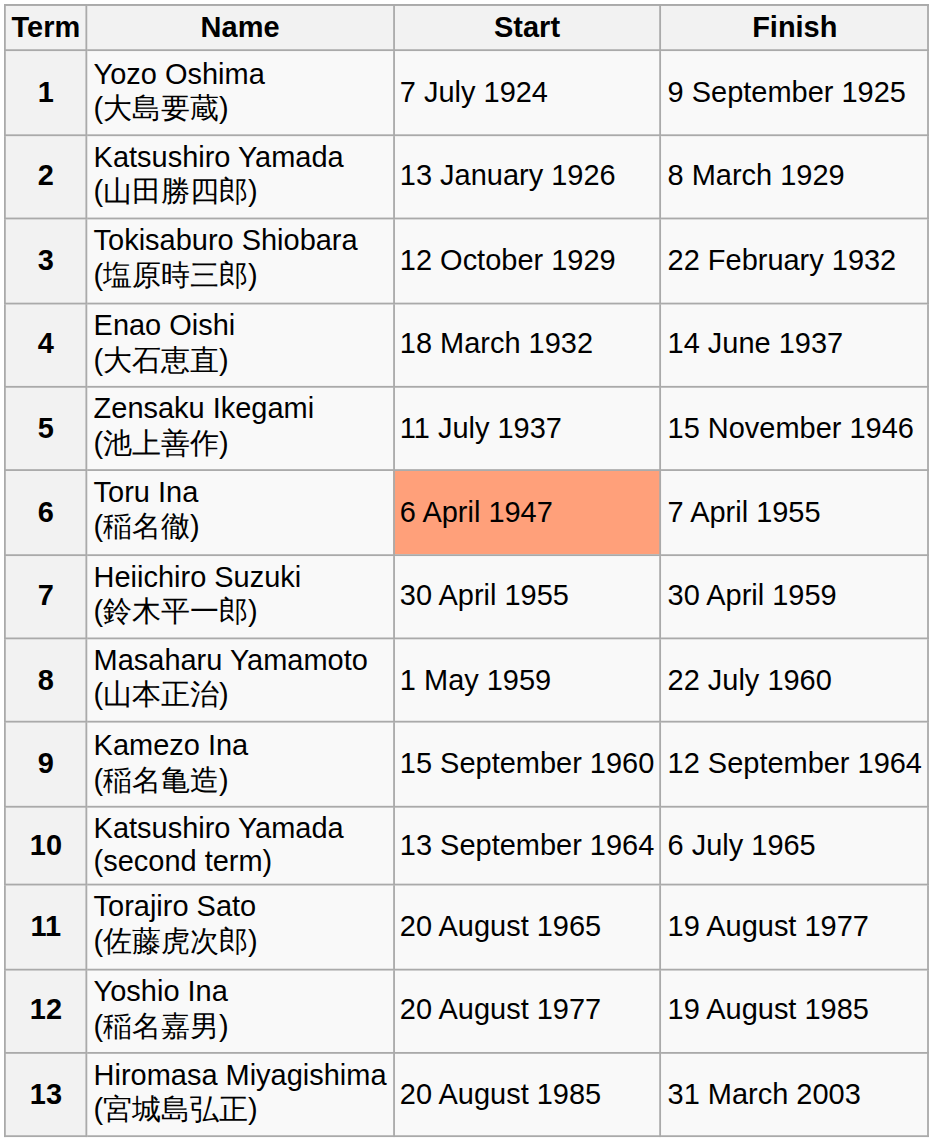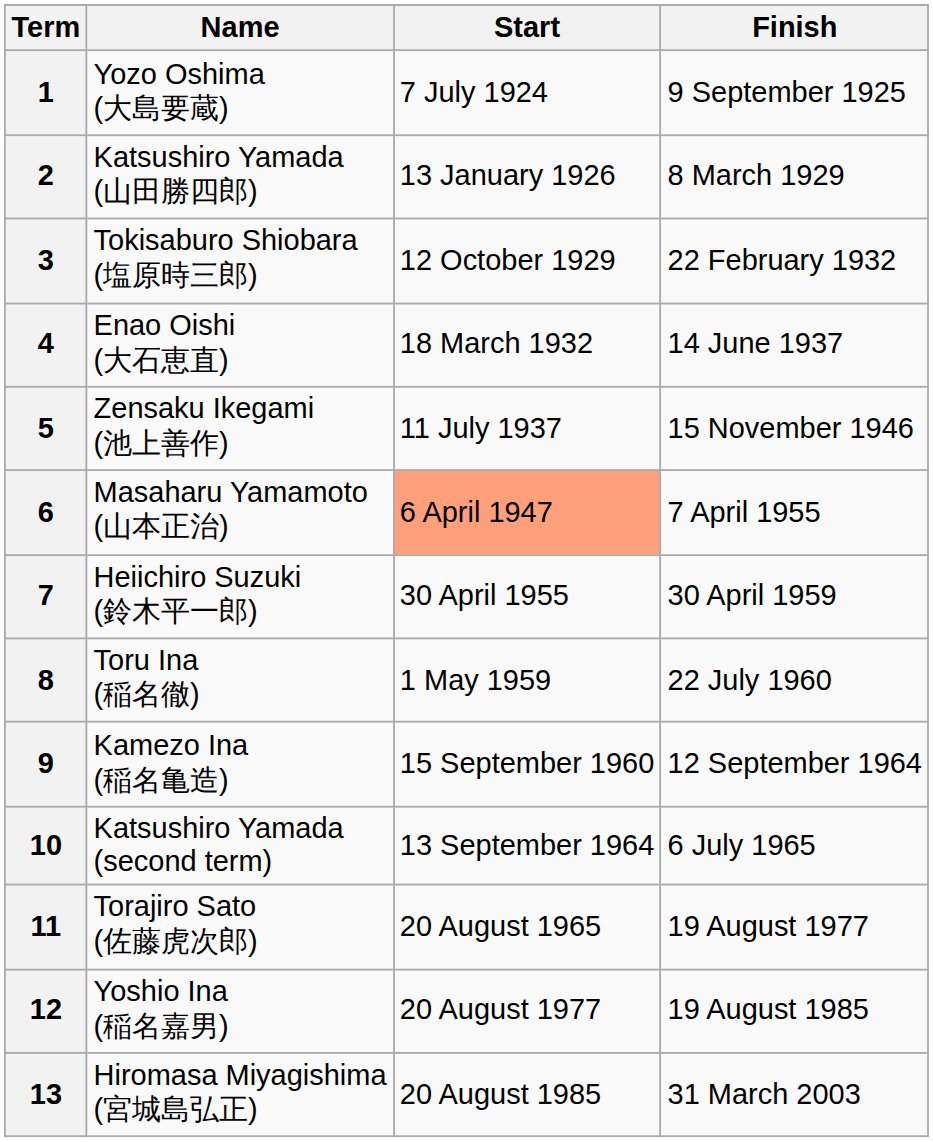(147, 510) Toru Ina (稲名徹) -> (231, 510) Masaharu Yamamoto (山本正治)
(231, 678) Masaharu Yamamoto (山本正治) -> (147, 678) Toru Ina (稲名徹)
